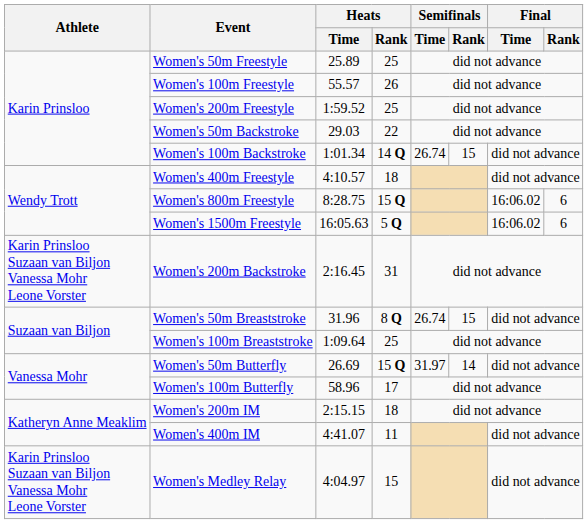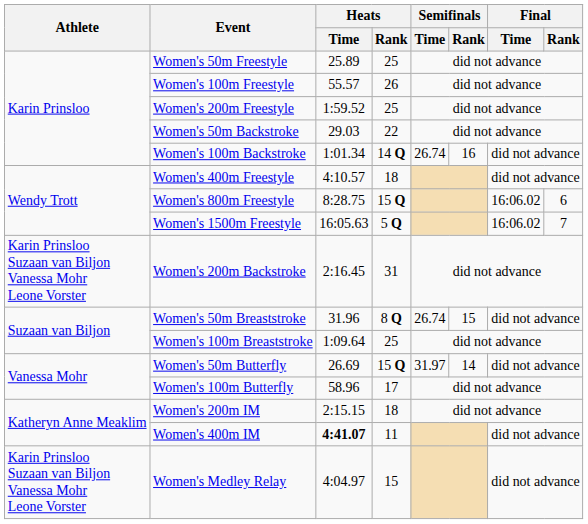(468, 154) 15 -> (468, 154) 16
(563, 223) 6 -> (563, 223) 7
(344, 434) normal -> (344, 434) bold
